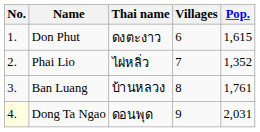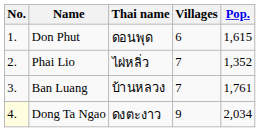(136, 37) ดงตะงาว -> (132, 37) ดอนพุด
(179, 88) 8 -> (179, 88) 7
(132, 114) ดอนพุด -> (136, 114) ดงตะงาว
(238, 114) 2,031 -> (238, 114) 2,034
